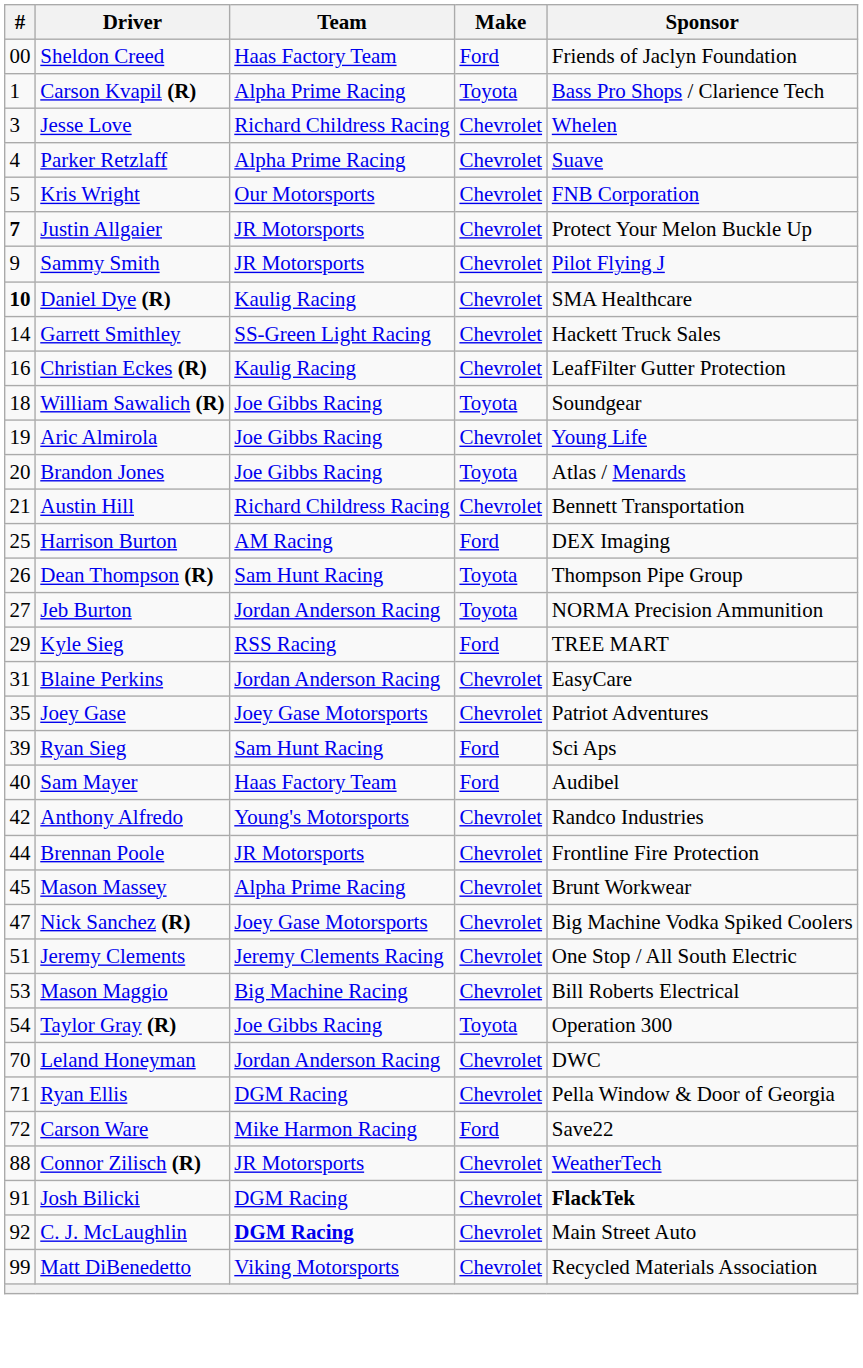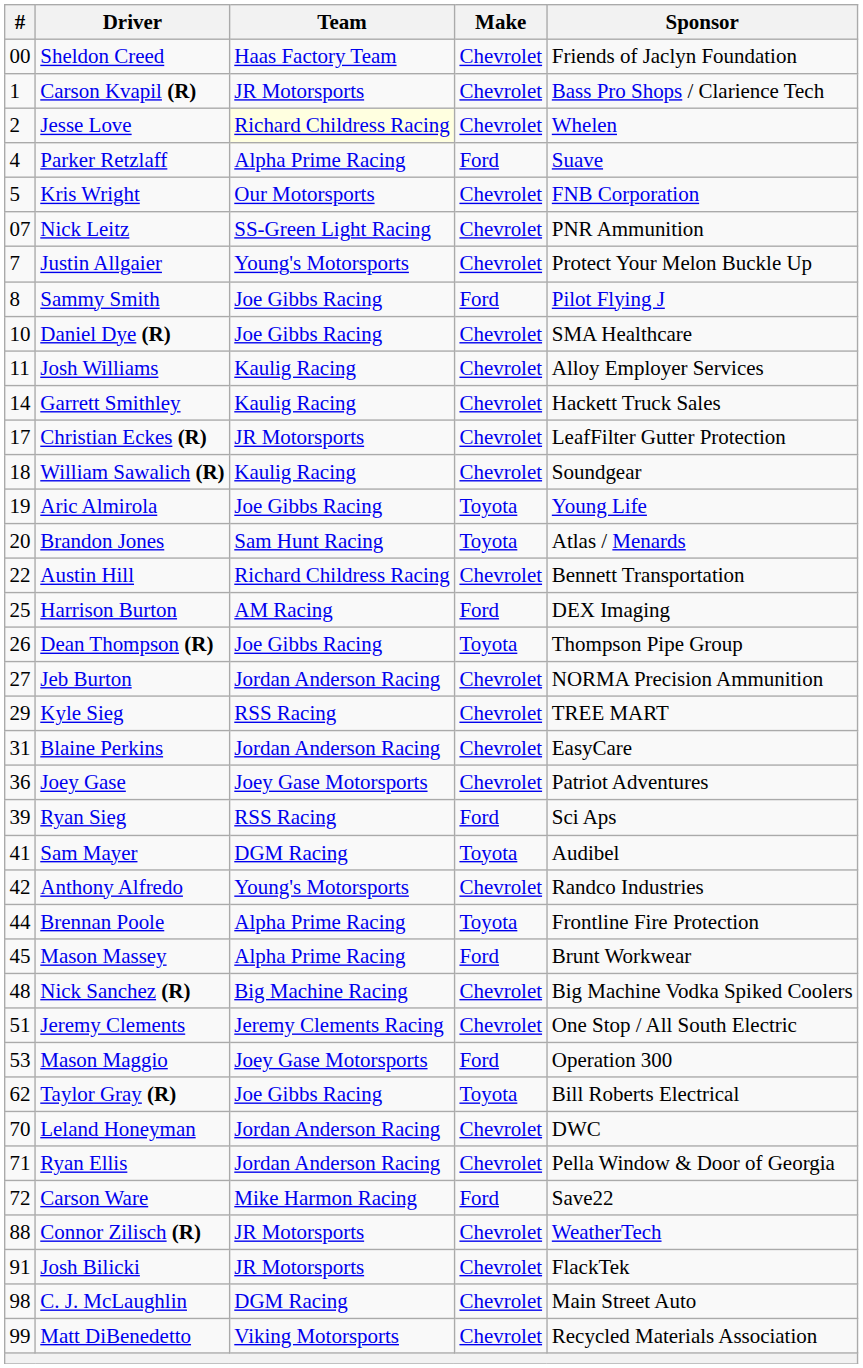(479, 56) Ford -> (501, 56) Chevrolet
(320, 91) Alpha Prime Racing -> (299, 91) JR Motorsports
(488, 91) Toyota -> (501, 91) Chevrolet
(15, 125) 3 -> (15, 125) 2
(342, 125) no background -> (342, 125) lightyellow background
(501, 160) Chevrolet -> (479, 160) Ford
+ row: (85, 229)
(15, 229) bold -> (15, 264) normal
(299, 229) JR Motorsports -> (322, 264) Young's Motorsports
(15, 264) 9 -> (15, 298) 8
(299, 264) JR Motorsports -> (308, 298) Joe Gibbs Racing
(501, 264) Chevrolet -> (479, 298) Ford
(20, 298) bold -> (20, 333) normal
(295, 298) Kaulig Racing -> (308, 333) Joe Gibbs Racing
+ row: (99, 367)
(333, 333) SS-Green Light Racing -> (295, 402) Kaulig Racing
(20, 367) 16 -> (20, 437) 17
(295, 367) Kaulig Racing -> (299, 437) JR Motorsports
(308, 402) Joe Gibbs Racing -> (295, 471) Kaulig Racing
(488, 402) Toyota -> (501, 471) Chevrolet
(501, 437) Chevrolet -> (488, 506) Toyota
(308, 471) Joe Gibbs Racing -> (309, 540) Sam Hunt Racing
(20, 506) 21 -> (20, 575) 22
(309, 575) Sam Hunt Racing -> (308, 644) Joe Gibbs Racing
(488, 609) Toyota -> (501, 679) Chevrolet
(479, 644) Ford -> (501, 713) Chevrolet
(20, 713) 35 -> (20, 782) 36
(309, 748) Sam Hunt Racing -> (285, 817) RSS Racing
(20, 782) 40 -> (20, 852) 41
(315, 782) Haas Factory Team -> (291, 852) DGM Racing
(479, 782) Ford -> (488, 852) Toyota
(299, 852) JR Motorsports -> (320, 921) Alpha Prime Racing
(501, 852) Chevrolet -> (488, 921) Toyota
(501, 886) Chevrolet -> (479, 955) Ford
(20, 921) 47 -> (20, 990) 48
(331, 921) Joey Gase Motorsports -> (321, 990) Big Machine Racing
(321, 990) Big Machine Racing -> (331, 1059) Joey Gase Motorsports
(501, 990) Chevrolet -> (479, 1059) Ford
(646, 990) Bill Roberts Electrical -> (612, 1059) Operation 300
(20, 1024) 54 -> (20, 1094) 62
(612, 1024) Operation 300 -> (646, 1094) Bill Roberts Electrical
(291, 1094) DGM Racing -> (337, 1163) Jordan Anderson Racing
(291, 1197) DGM Racing -> (299, 1267) JR Motorsports
(593, 1197) bold -> (591, 1267) normal
(20, 1232) 92 -> (20, 1301) 98
(294, 1232) bold -> (291, 1301) normal
